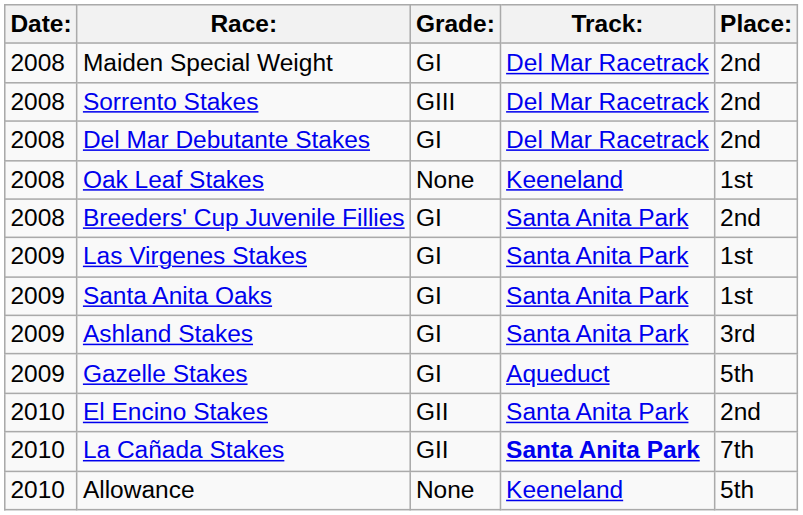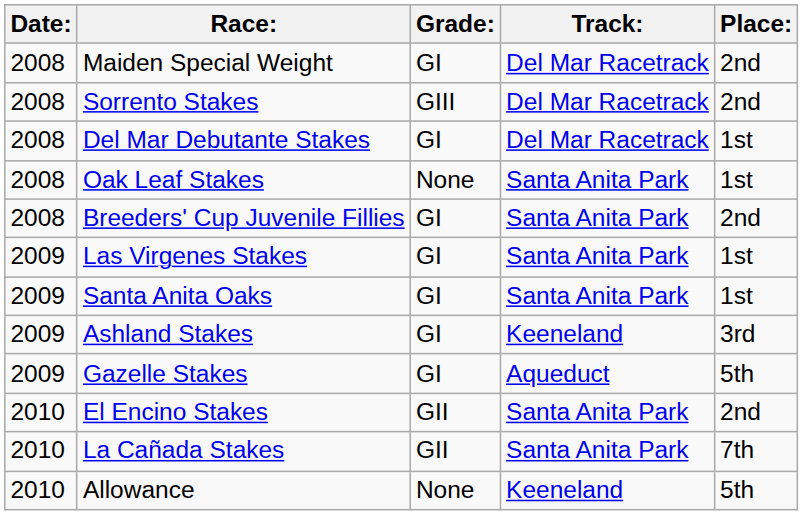(741, 140) 2nd -> (736, 140) 1st
(565, 179) Keeneland -> (597, 179) Santa Anita Park
(597, 334) Santa Anita Park -> (565, 334) Keeneland
(603, 450) bold -> (597, 450) normal
